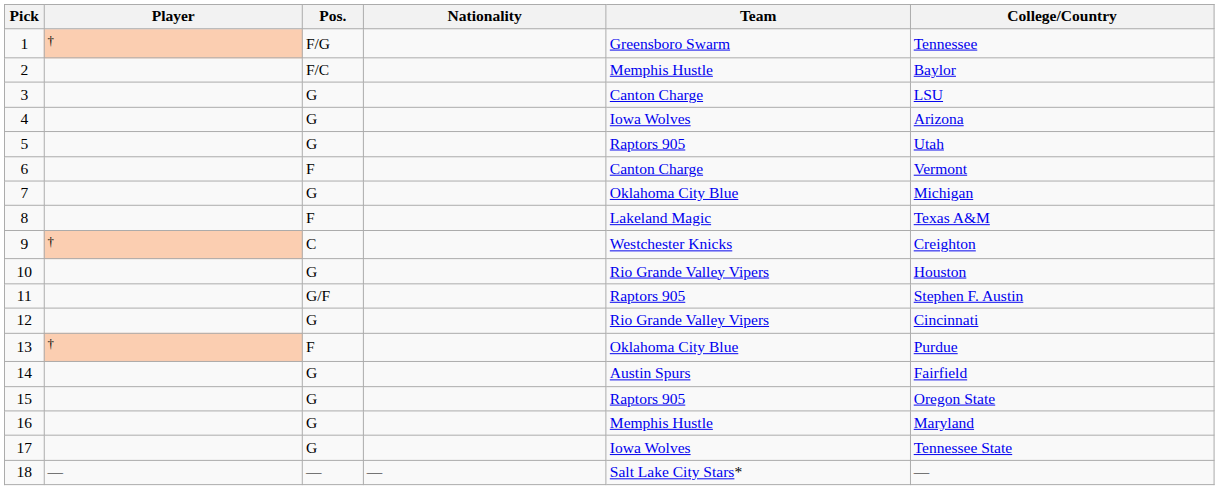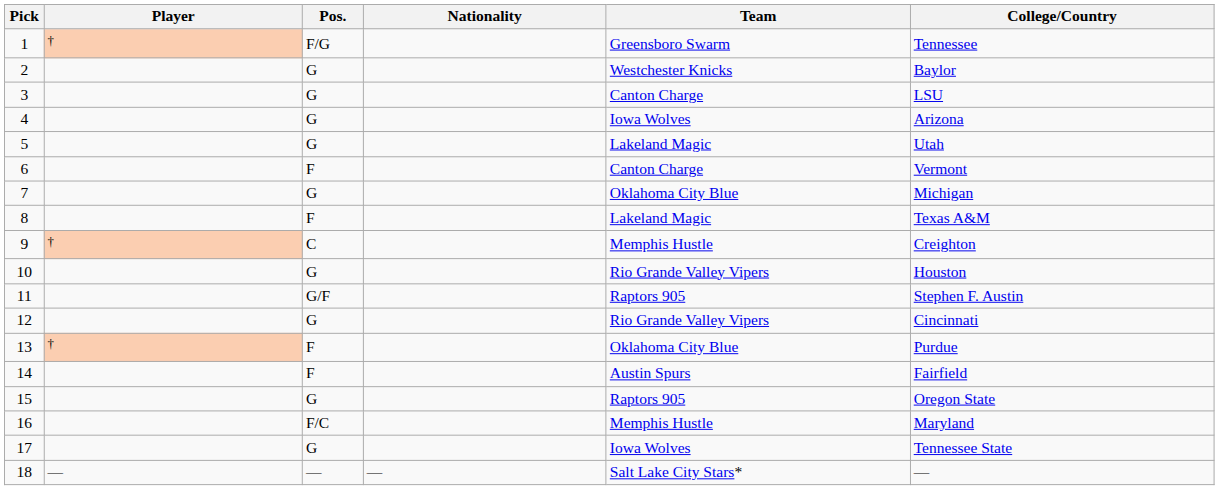(318, 70) F/C -> (312, 70) G
(661, 70) Memphis Hustle -> (671, 70) Westchester Knicks
(648, 144) Raptors 905 -> (660, 144) Lakeland Magic
(671, 244) Westchester Knicks -> (661, 244) Memphis Hustle
(312, 373) G -> (310, 373) F
(312, 423) G -> (318, 423) F/C
